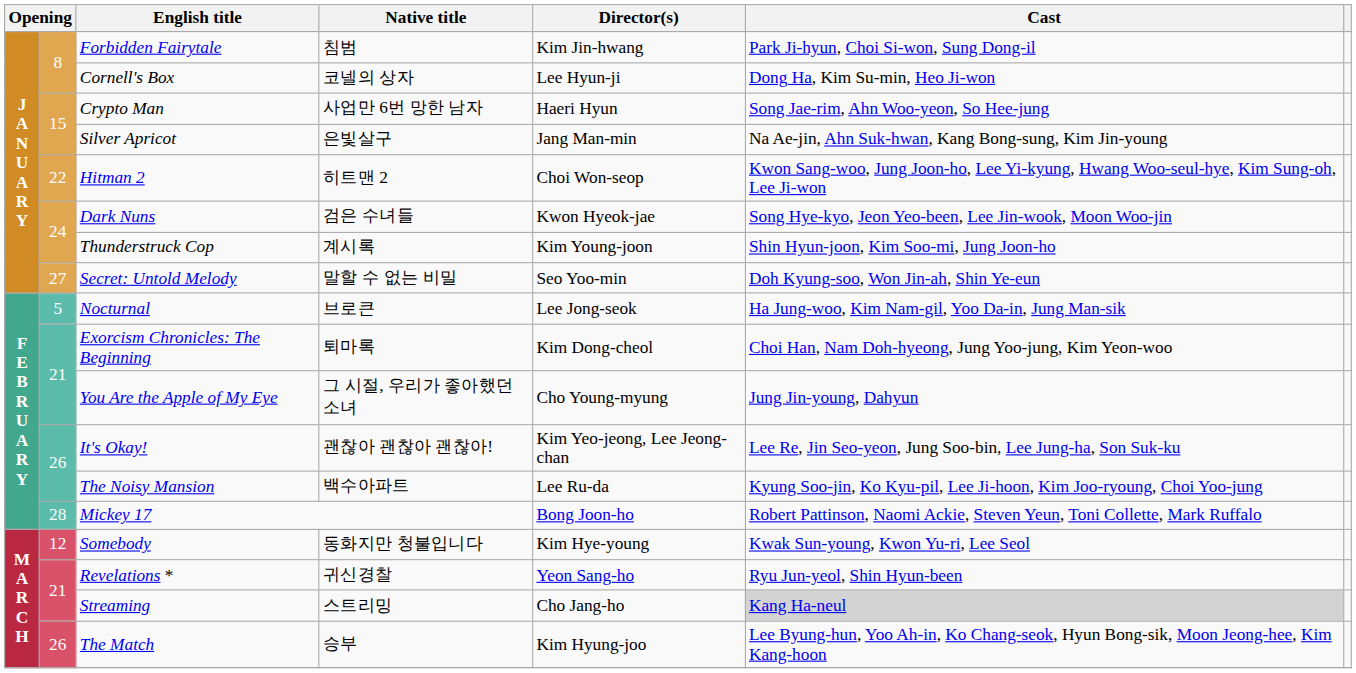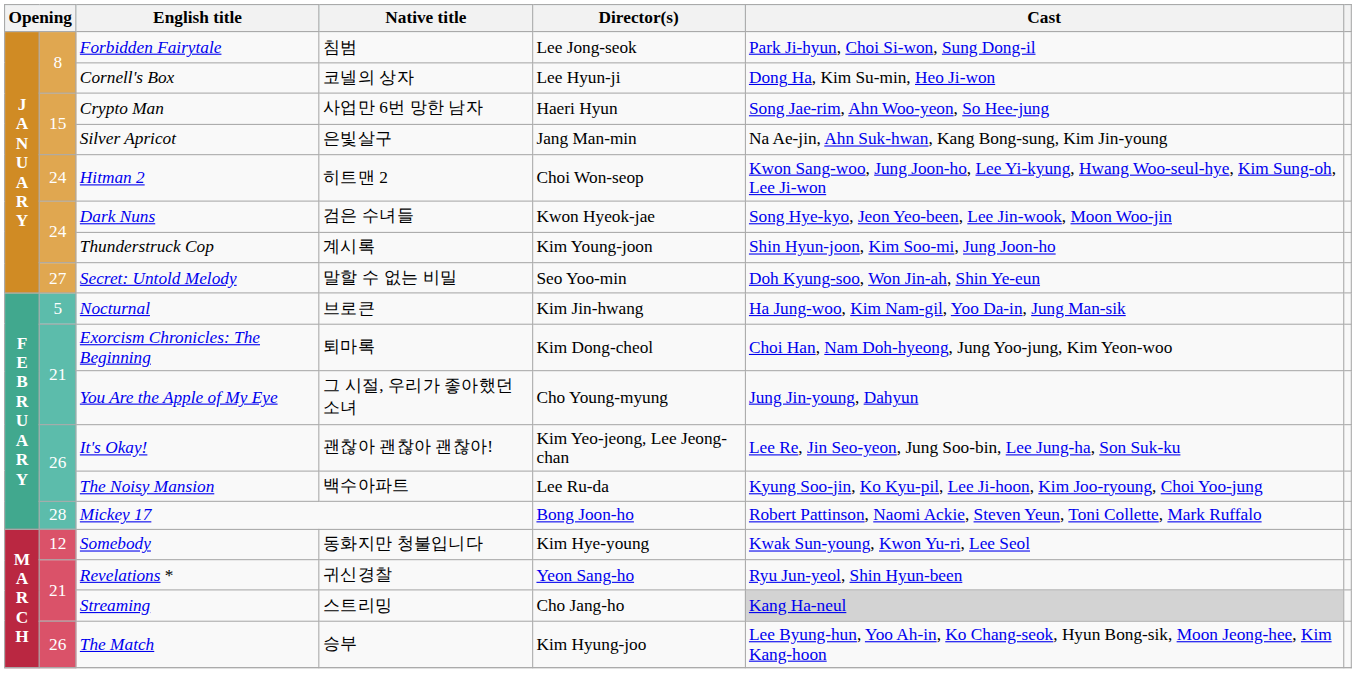(590, 47) Kim Jin-hwang -> (587, 47) Lee Jong-seok
(58, 177) 22 -> (58, 177) 24
(587, 308) Lee Jong-seok -> (590, 308) Kim Jin-hwang
